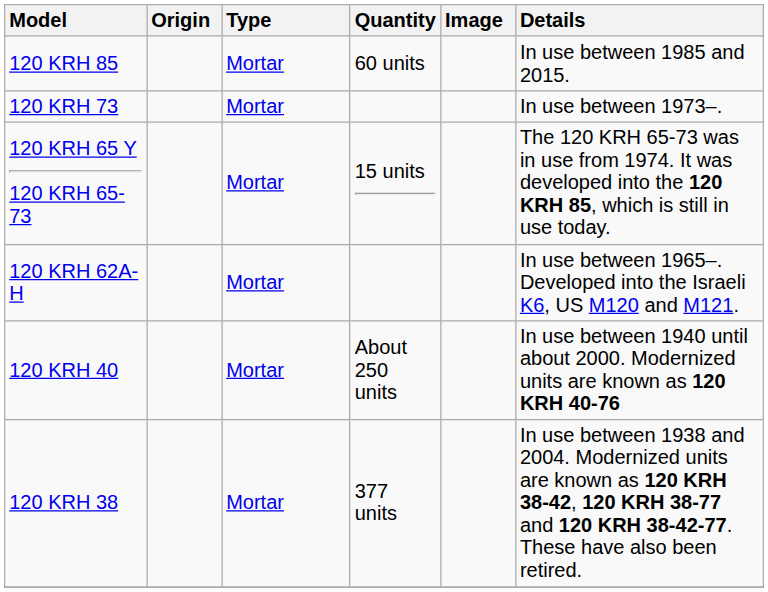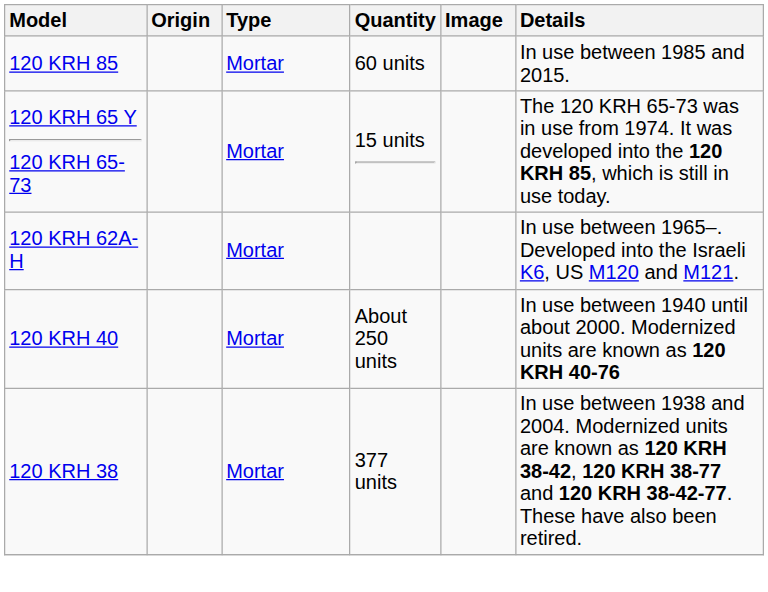- row: (64, 106)
